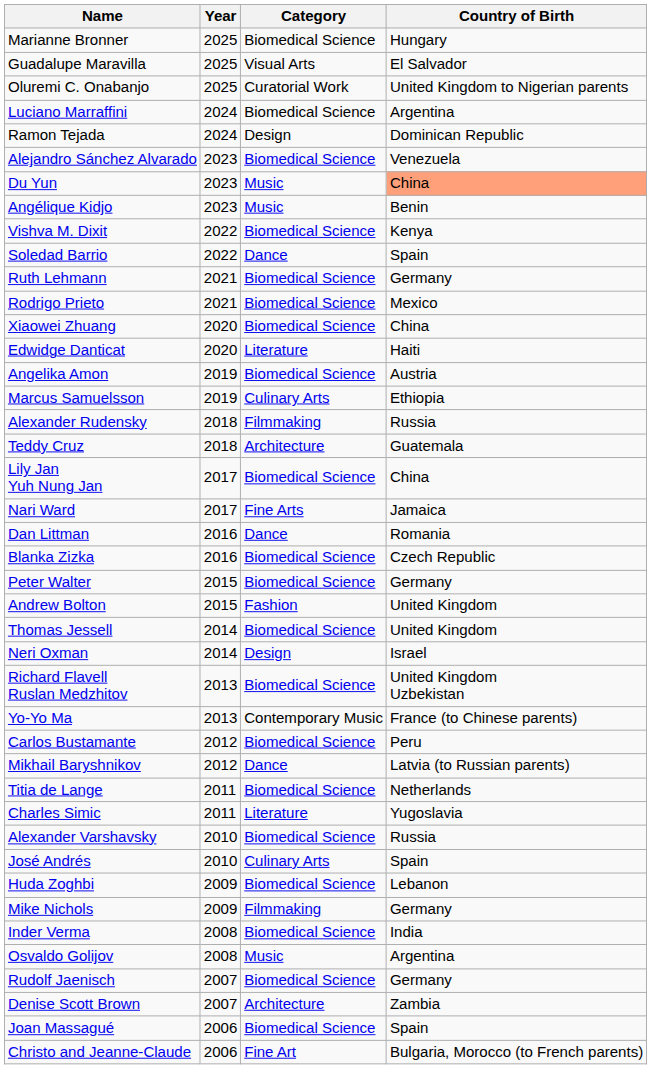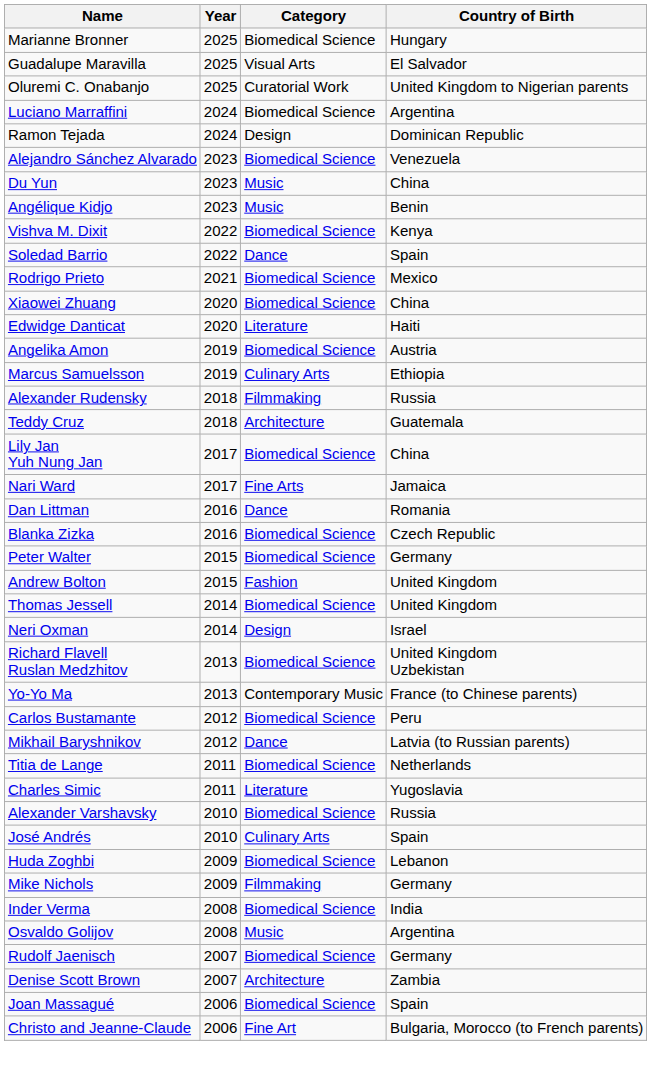(410, 183) lightsalmon background -> (410, 183) no background
- row: (57, 278)
